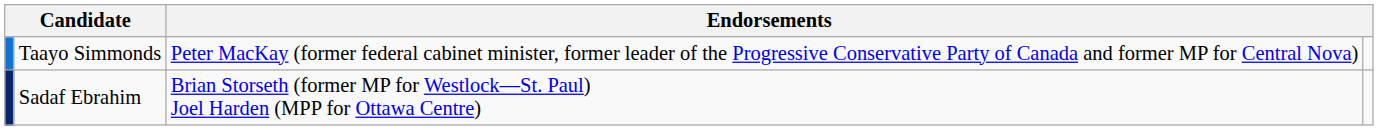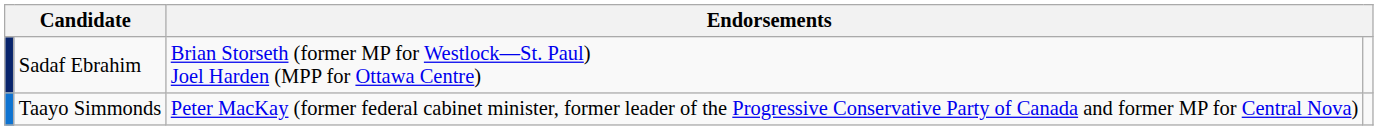rows swapped: (90, 53) <-> (80, 97)
